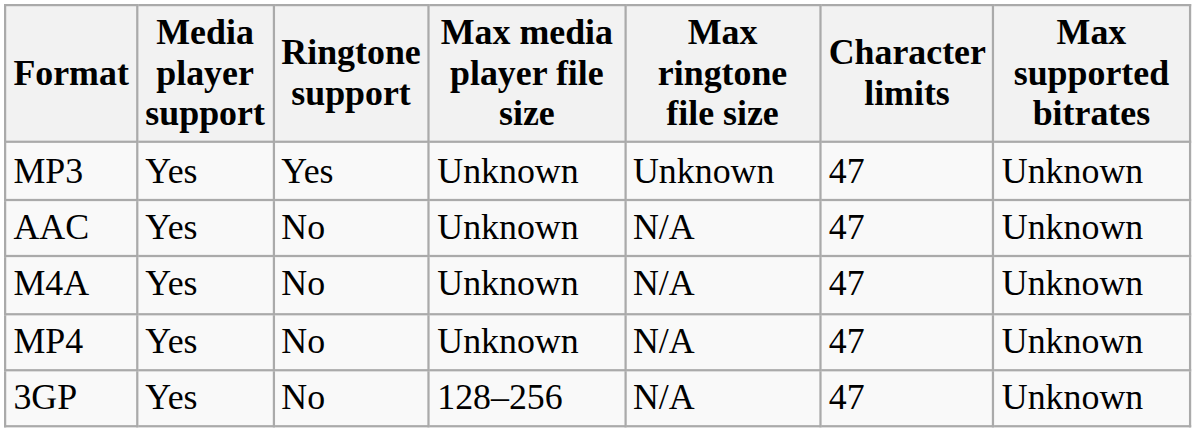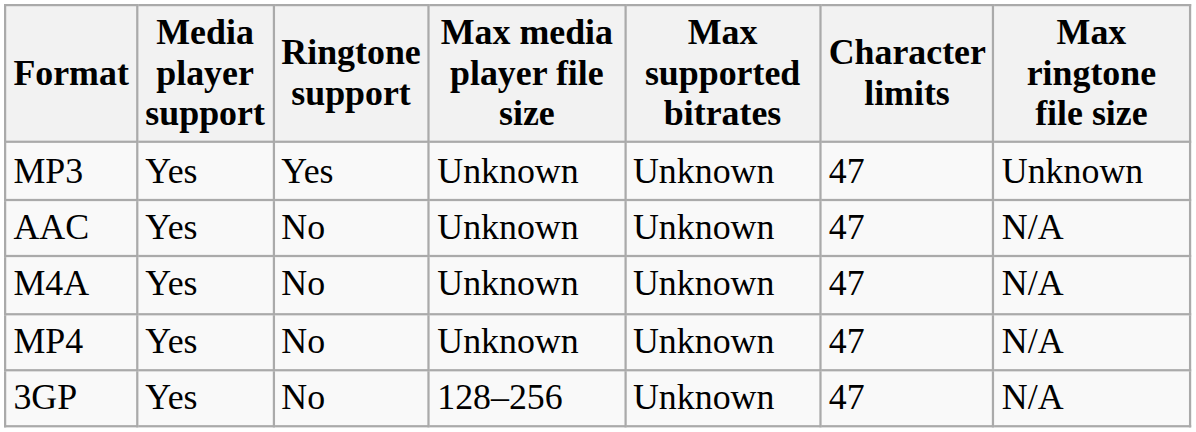columns swapped: (1091, 73) <-> (723, 73)
